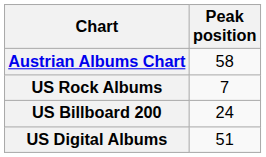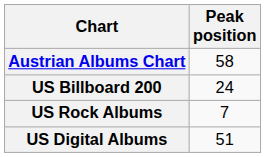rows swapped: (97, 113) <-> (97, 87)
